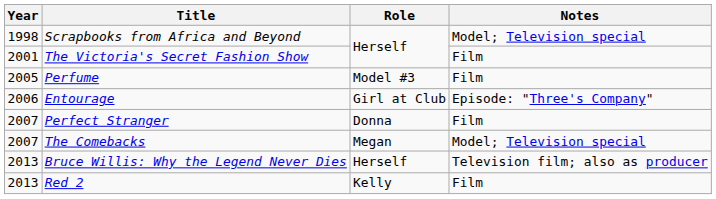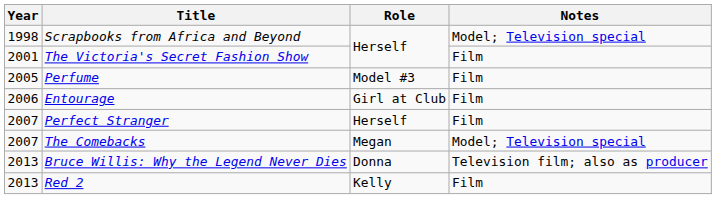(553, 99) Episode: "Three's Company" -> (468, 99) Film
(372, 120) Donna -> (380, 120) Herself
(380, 162) Herself -> (372, 162) Donna
